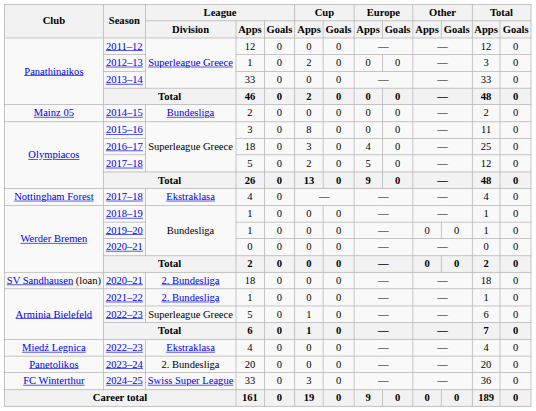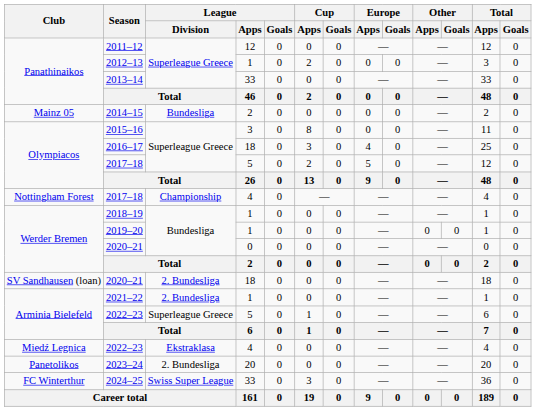(191, 197) Ekstraklasa -> (191, 197) Championship
